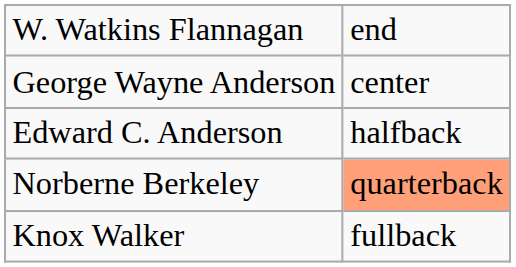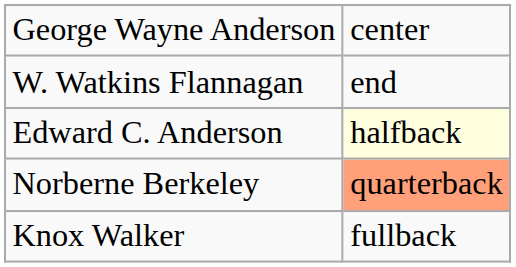rows swapped: (174, 81) <-> (158, 30)
(406, 132) no background -> (406, 132) lightyellow background
